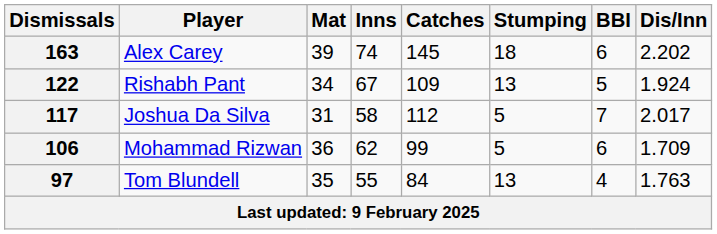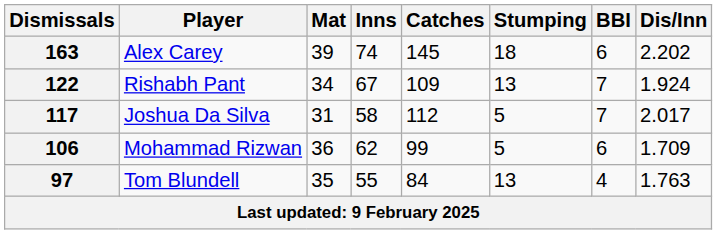(602, 84) 5 -> (602, 84) 7
